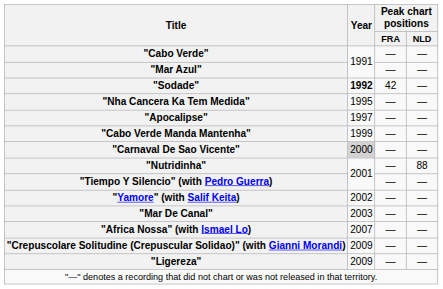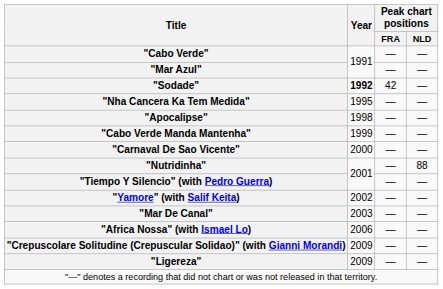(361, 118) 1997 -> (361, 118) 1998
(361, 150) lightgrey background -> (361, 150) no background
(361, 230) 2007 -> (361, 230) 2006
